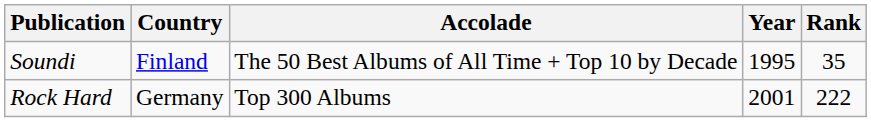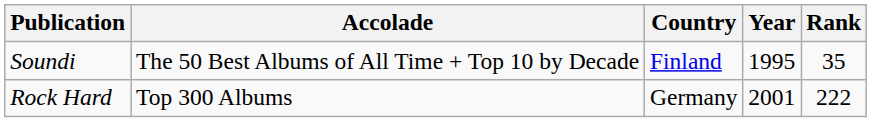columns swapped: (180, 23) <-> (486, 23)
